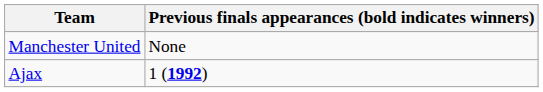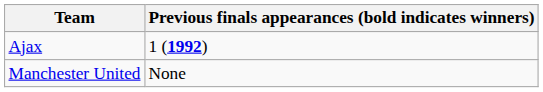rows swapped: (25, 73) <-> (75, 45)
